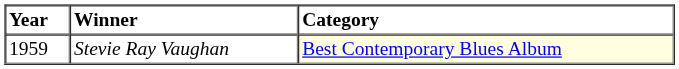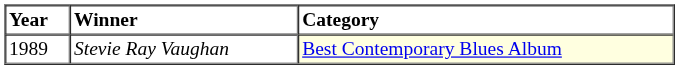(28, 49) 1959 -> (28, 49) 1989
